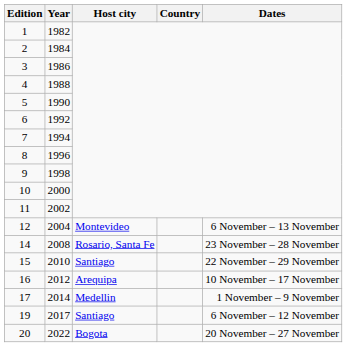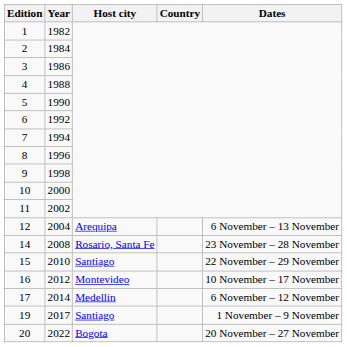(102, 226) Montevideo -> (96, 226) Arequipa
(96, 279) Arequipa -> (102, 279) Montevideo
(278, 297) 1 November – 9 November -> (275, 297) 6 November – 12 November
(275, 315) 6 November – 12 November -> (278, 315) 1 November – 9 November
